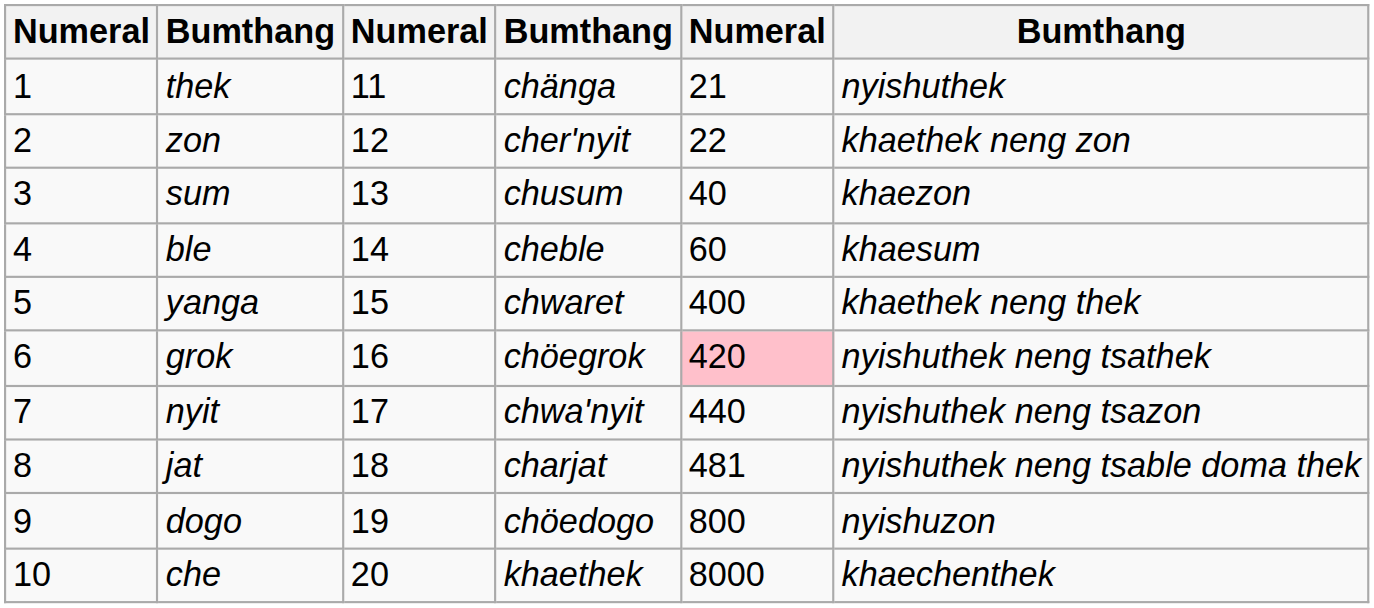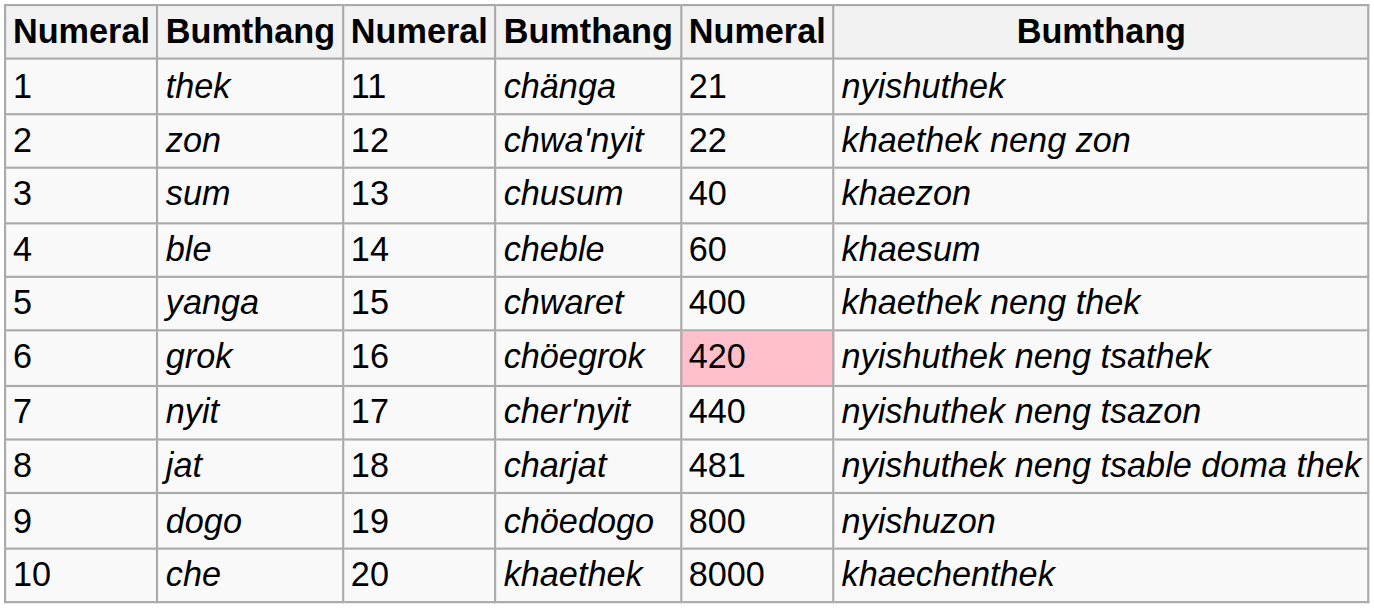(567, 140) cher'nyit -> (574, 140) chwa'nyit
(574, 411) chwa'nyit -> (567, 411) cher'nyit
